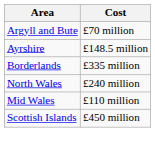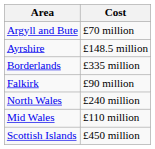+ row: (23, 83)
